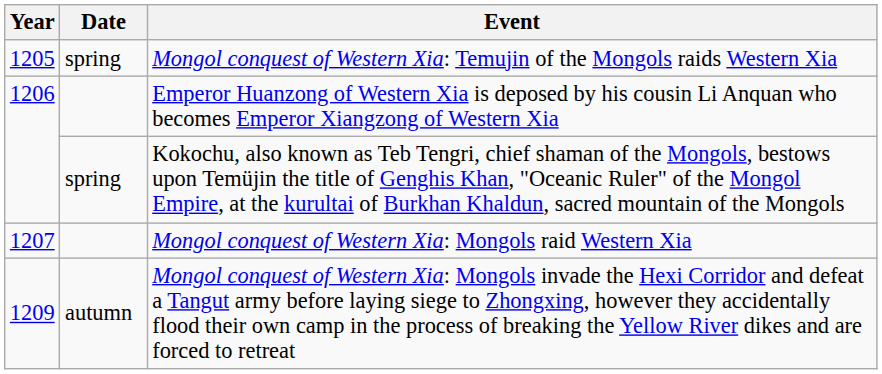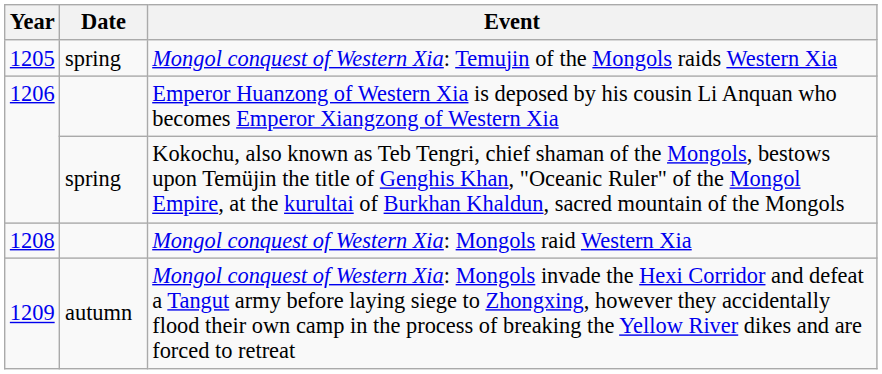(32, 239) 1207 -> (32, 239) 1208
